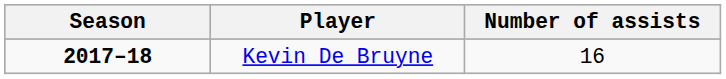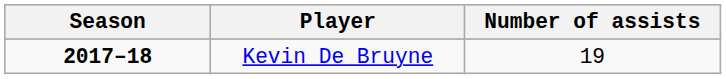(592, 57) 16 -> (592, 57) 19
